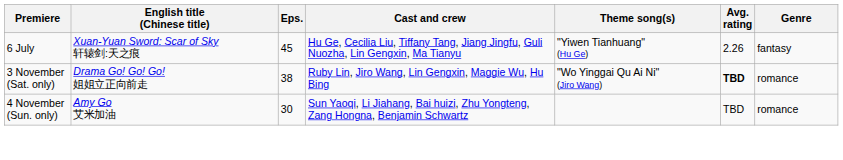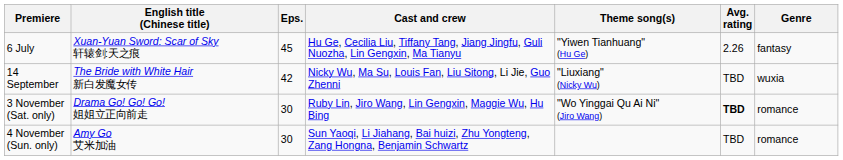+ row: (33, 79)
(287, 79) 38 -> (287, 109) 30
